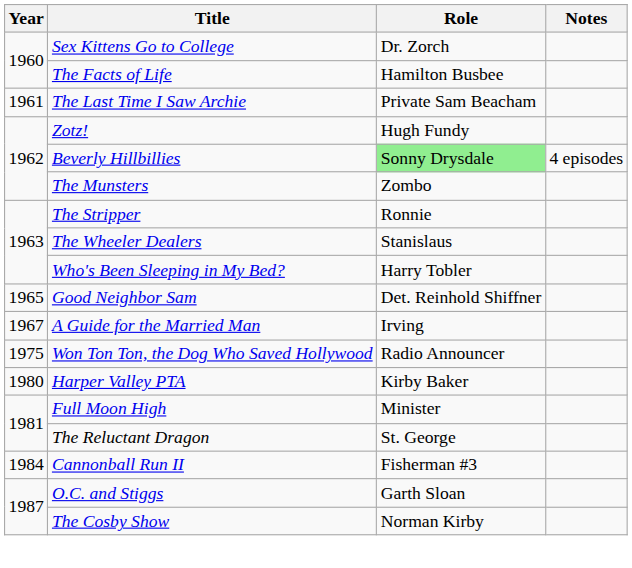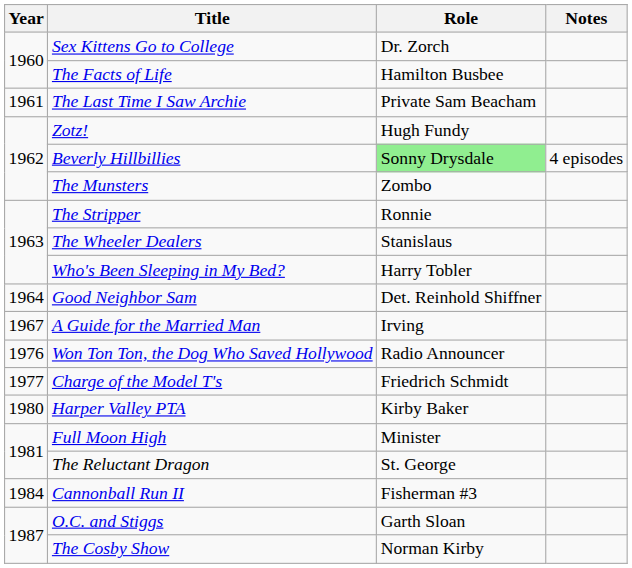(26, 297) 1965 -> (26, 297) 1964
(26, 353) 1975 -> (26, 353) 1976
+ row: (137, 381)
